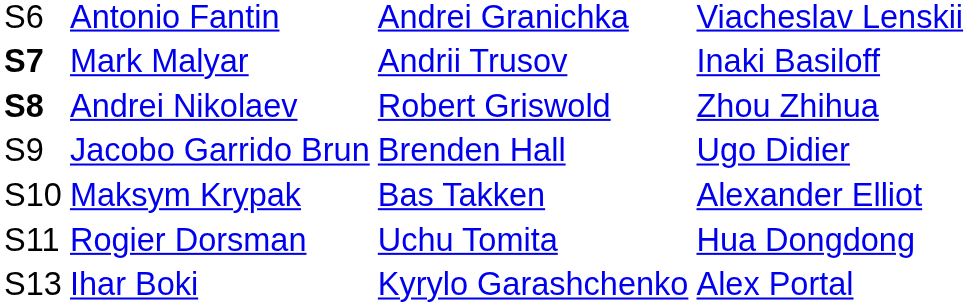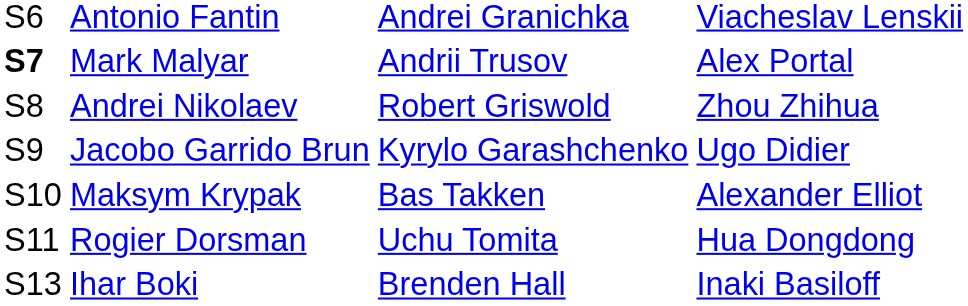(788, 61) Inaki Basiloff -> (775, 61) Alex Portal
(24, 106) bold -> (24, 106) normal
(472, 150) Brenden Hall -> (533, 150) Kyrylo Garashchenko
(533, 284) Kyrylo Garashchenko -> (472, 284) Brenden Hall
(775, 284) Alex Portal -> (788, 284) Inaki Basiloff
